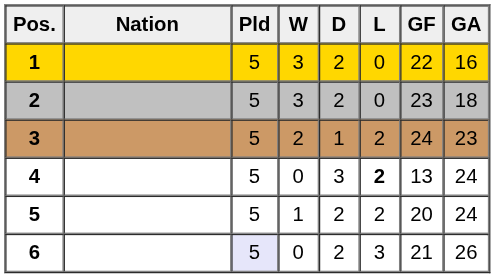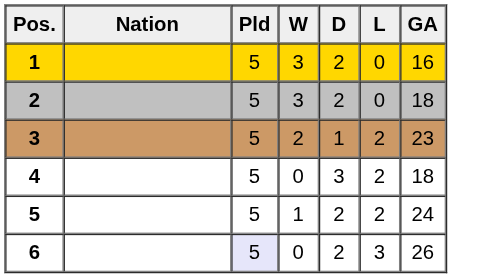- column: (422, 24)
(380, 176) bold -> (380, 176) normal
(466, 176) 24 -> (423, 176) 18
